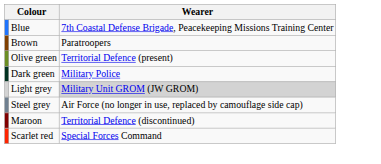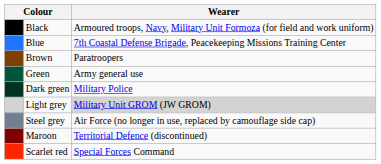+ row: (37, 27)
- row: (34, 58)
+ row: (38, 74)
